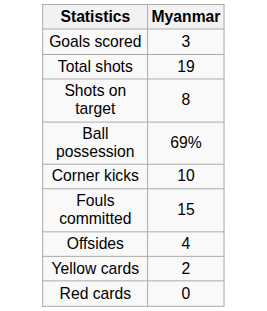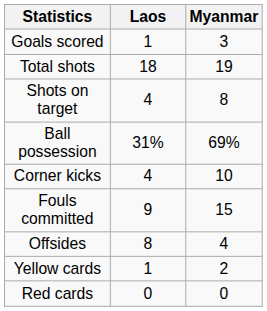+ column: (148, 16)
